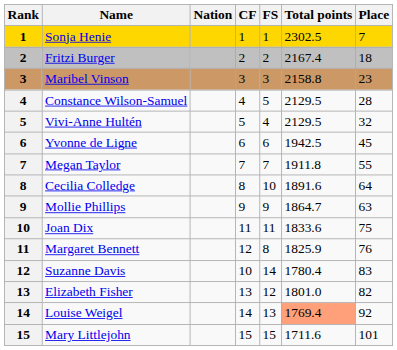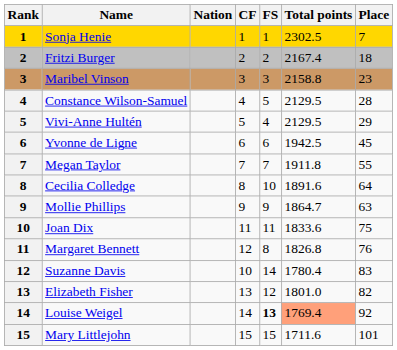(365, 121) 32 -> (365, 121) 29
(303, 249) 1825.9 -> (303, 249) 1826.8
(269, 313) normal -> (269, 313) bold
